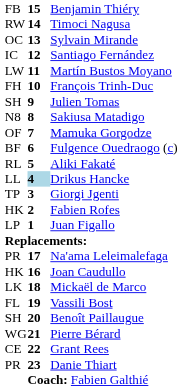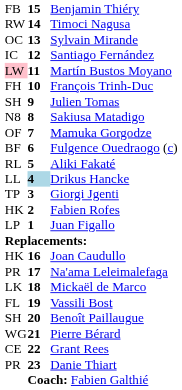(15, 70) no background -> (15, 70) pink background
rows swapped: (88, 271) <-> (109, 256)
